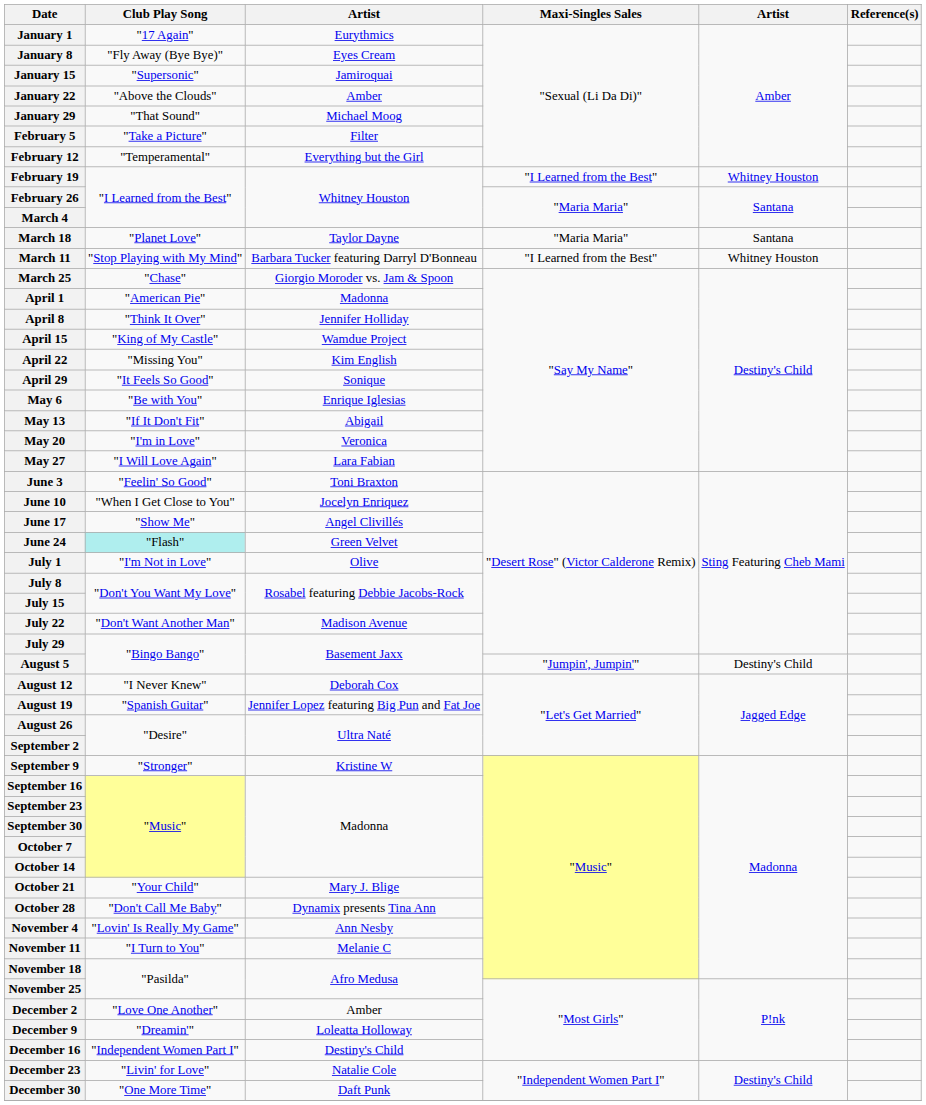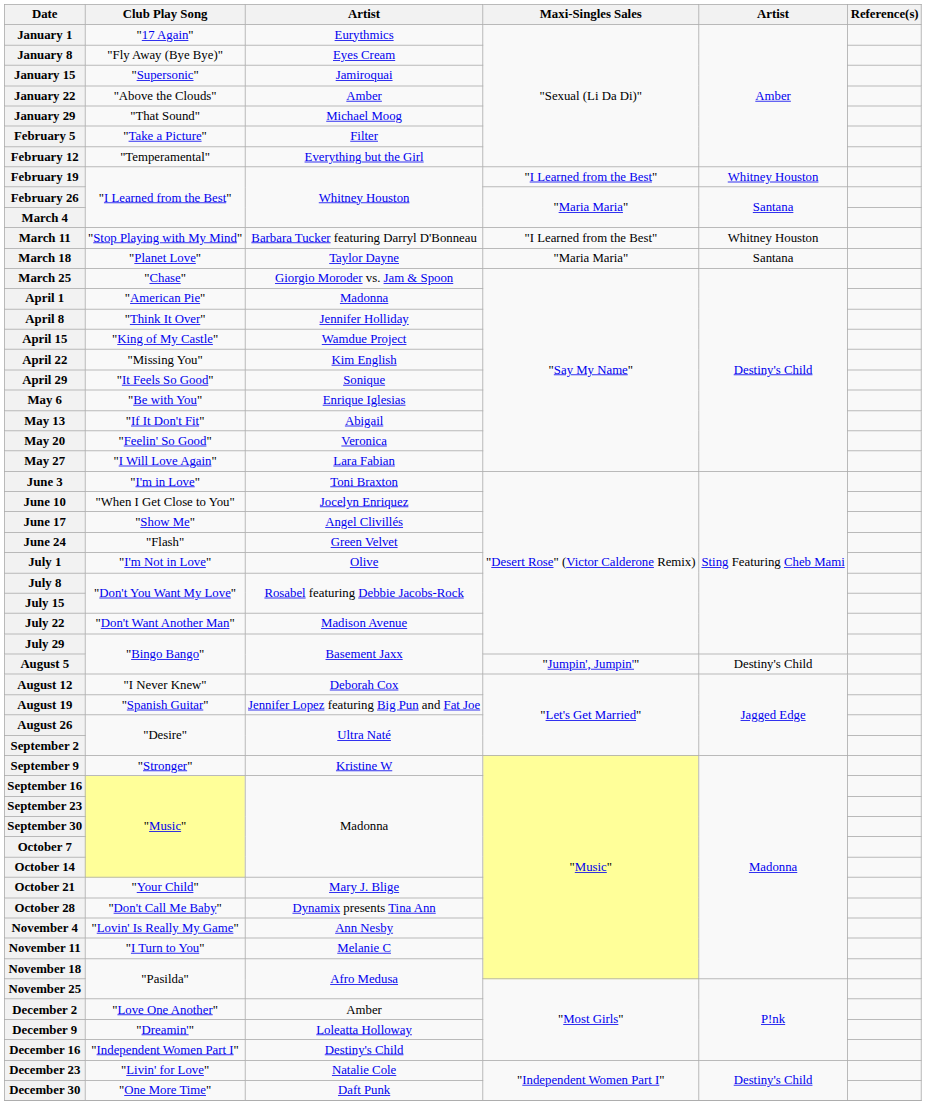rows swapped: (45, 258) <-> (45, 237)
(165, 440) "I'm in Love" -> (165, 440) "Feelin' So Good"
(165, 481) "Feelin' So Good" -> (165, 481) "I'm in Love"
(165, 542) paleturquoise background -> (165, 542) no background
